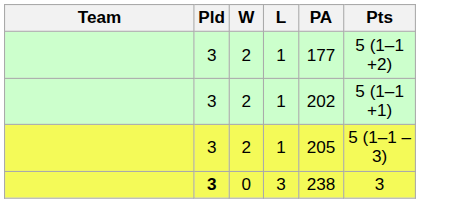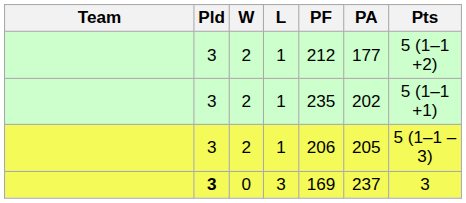+ column: (321, 18)
(321, 184) 238 -> (366, 184) 237
